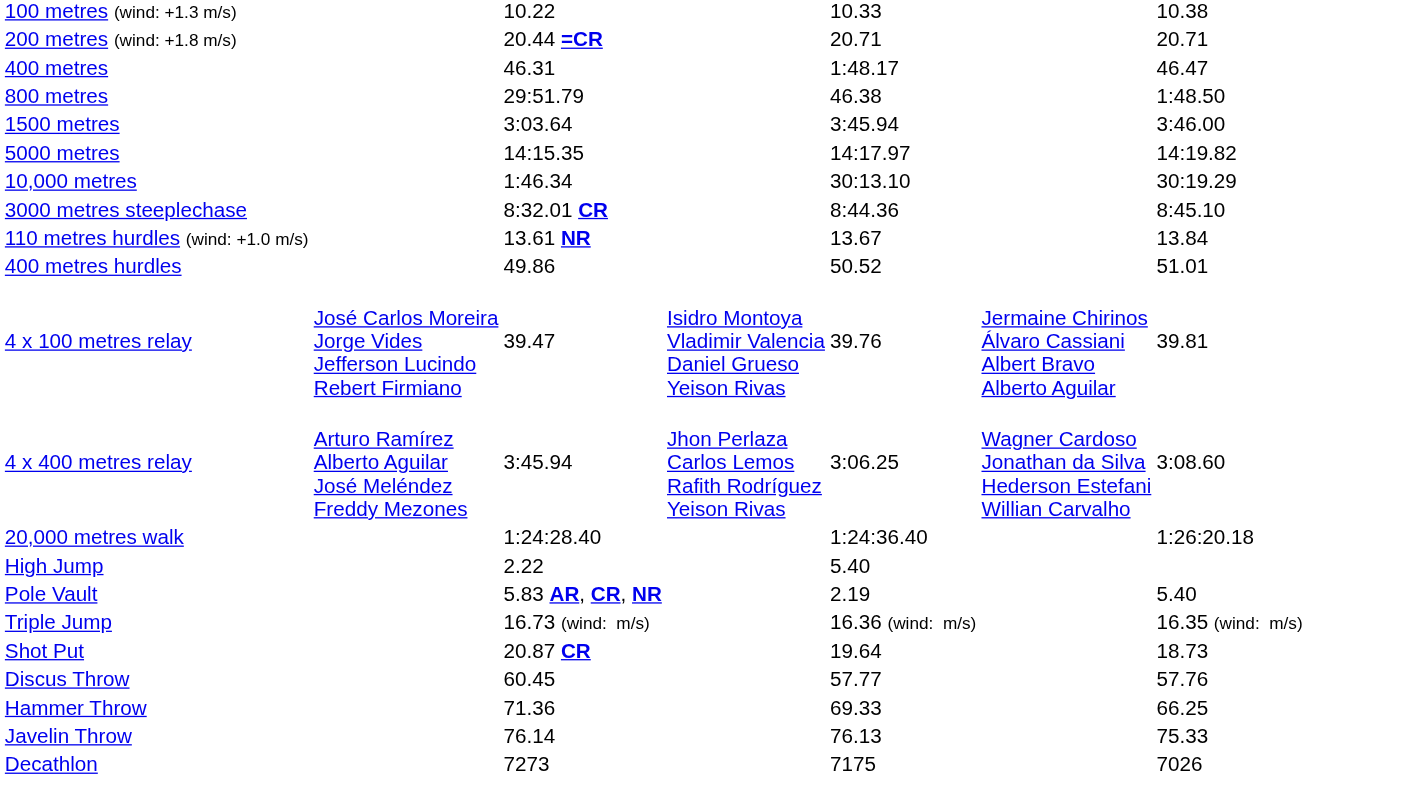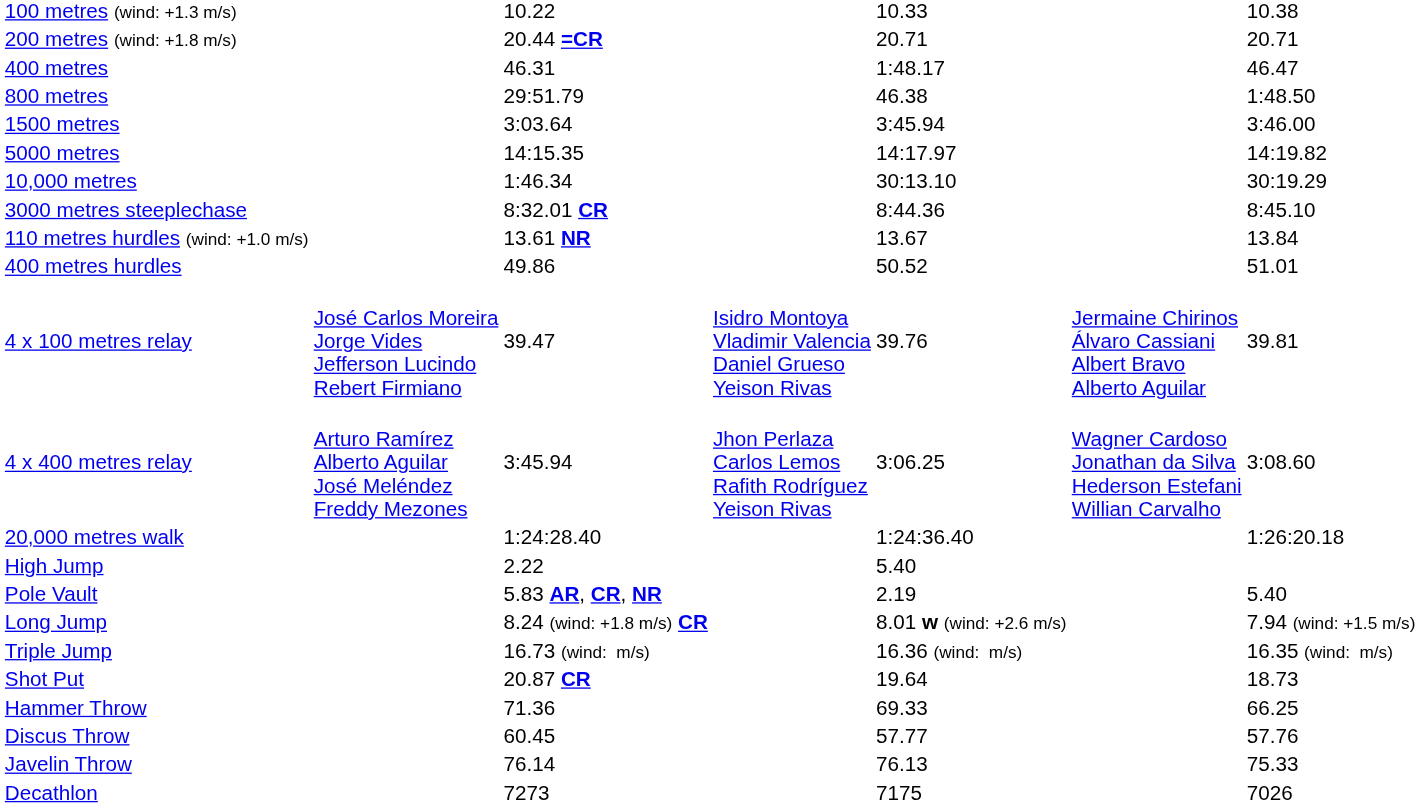+ row: (56, 622)
rows swapped: (67, 679) <-> (76, 707)
